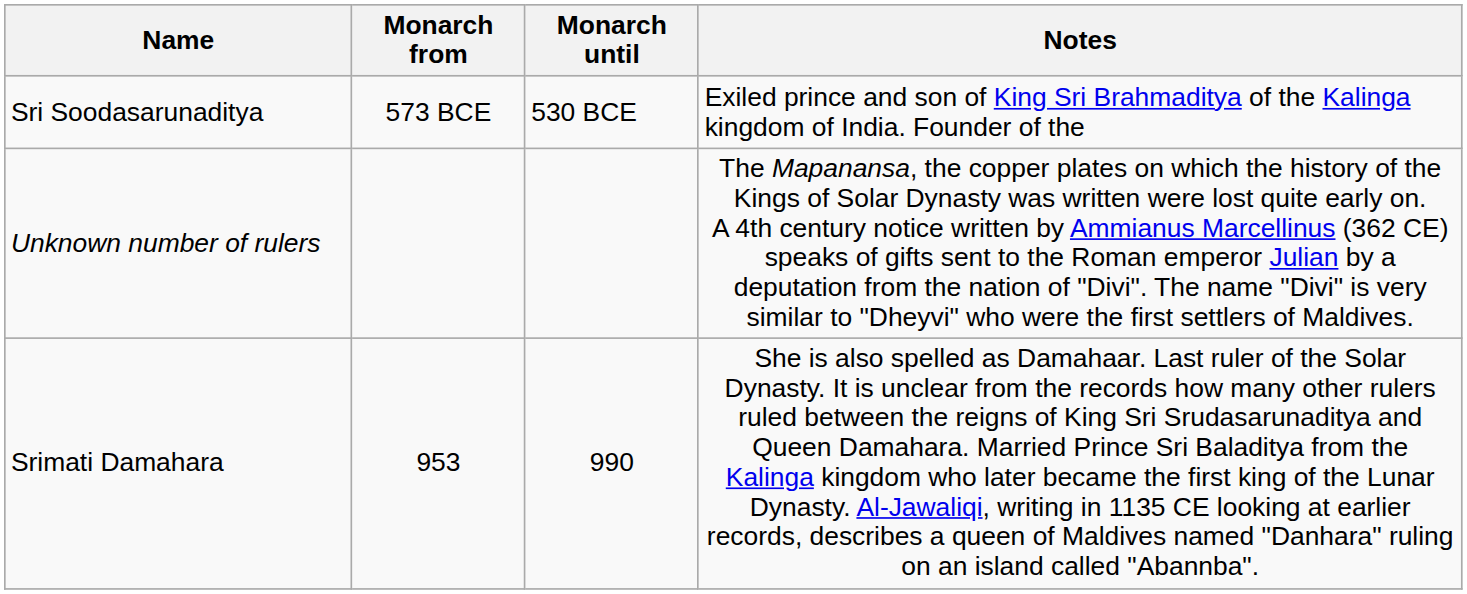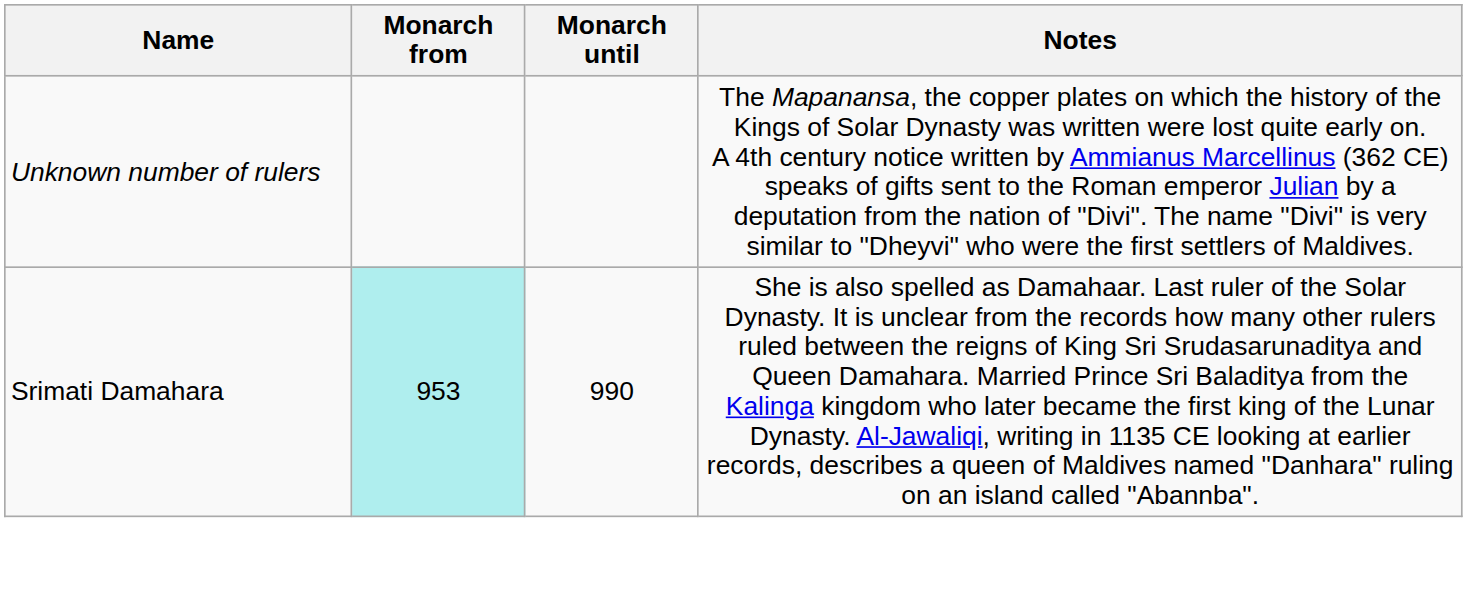- row: (137, 111)
(438, 462) no background -> (438, 391) paleturquoise background
